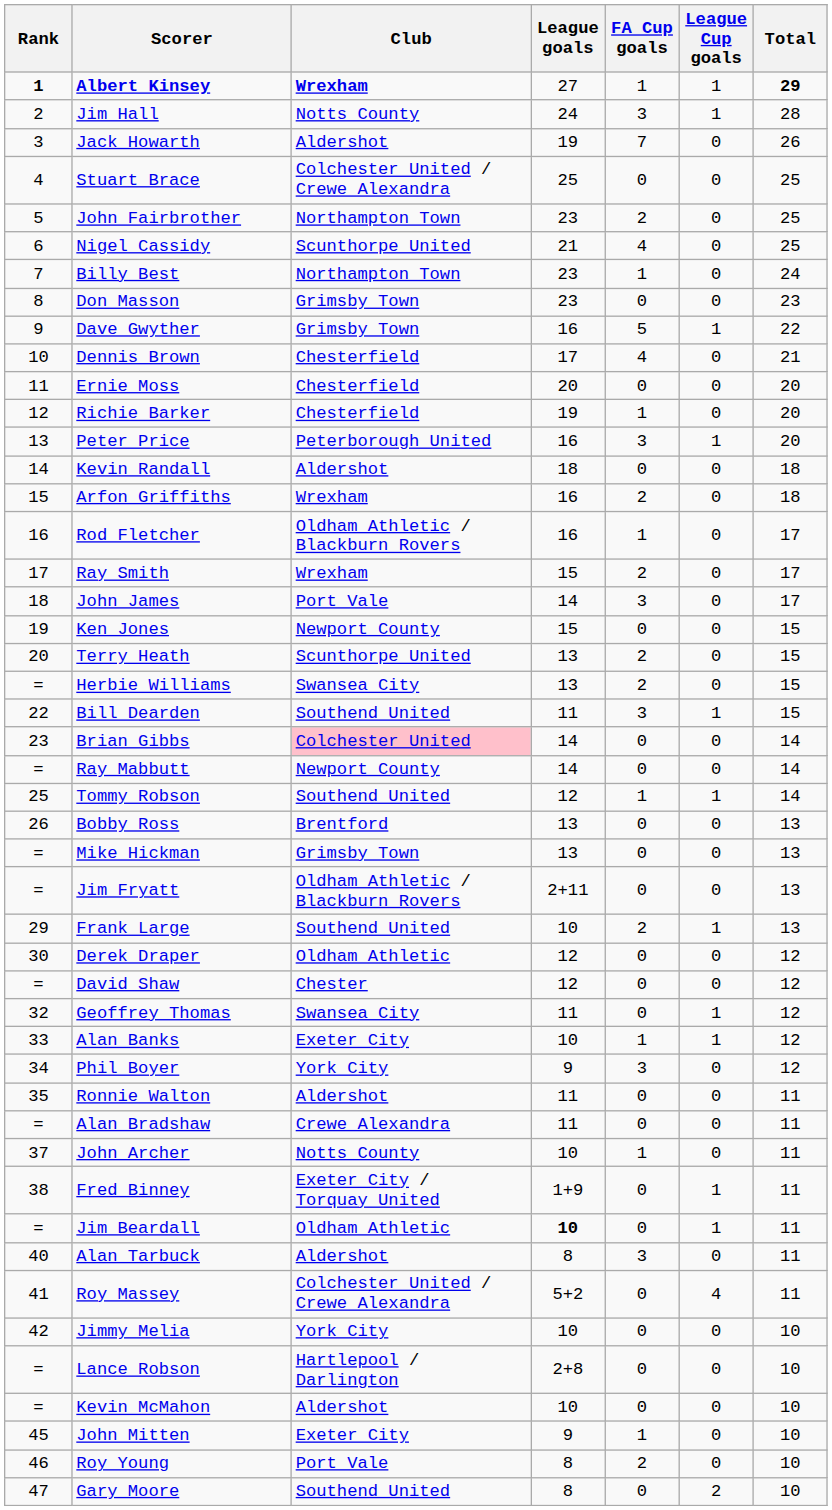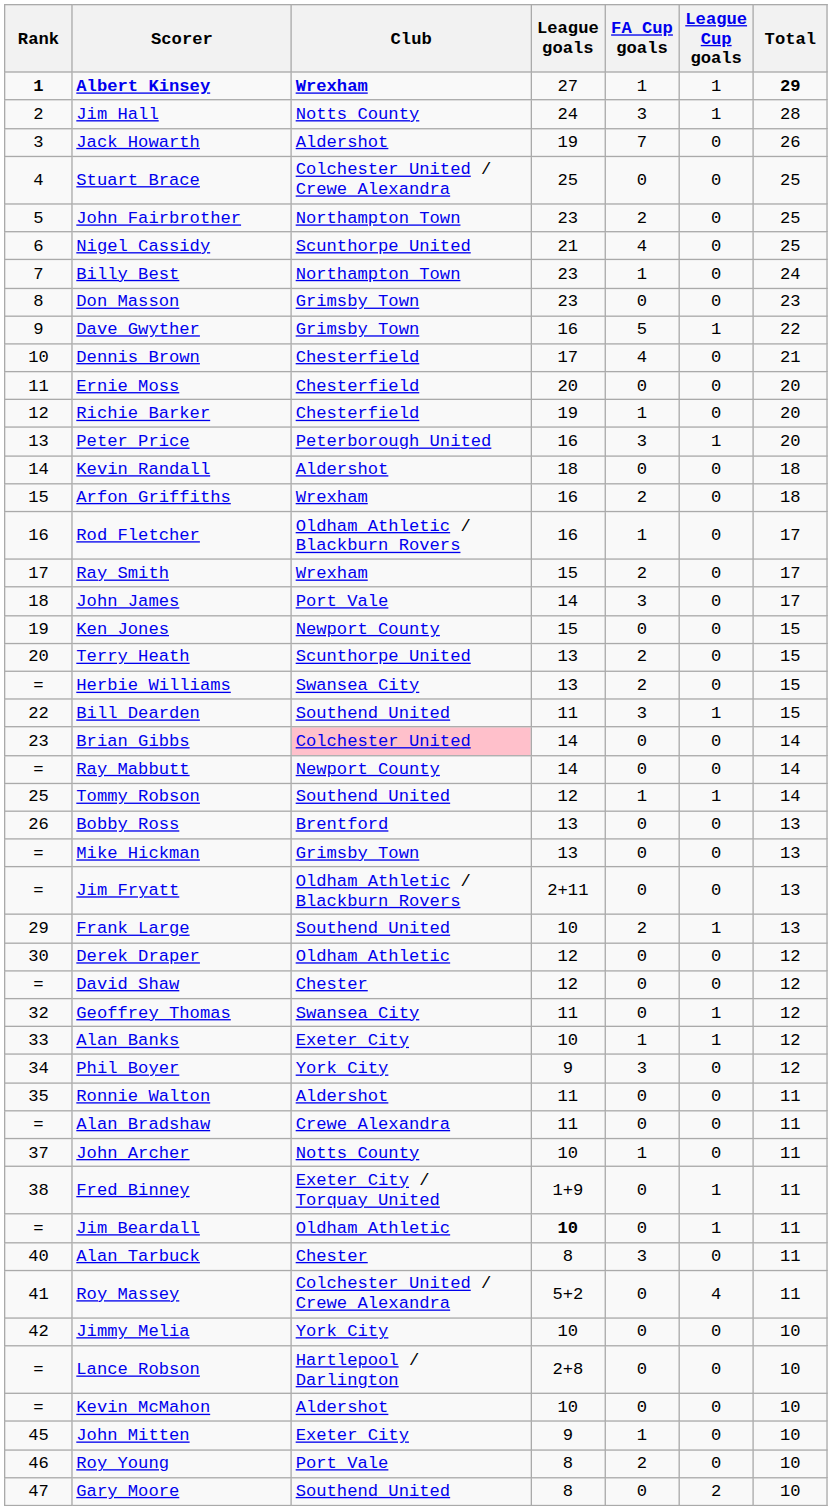(342, 1256) Aldershot -> (332, 1256) Chester
